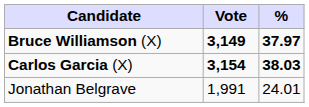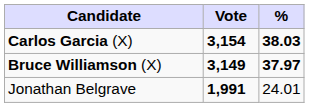rows swapped: (70, 65) <-> (85, 41)
(226, 89) normal -> (226, 89) bold
